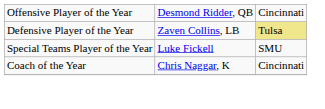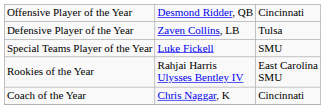(270, 30) khaki background -> (270, 30) no background
+ row: (50, 71)
